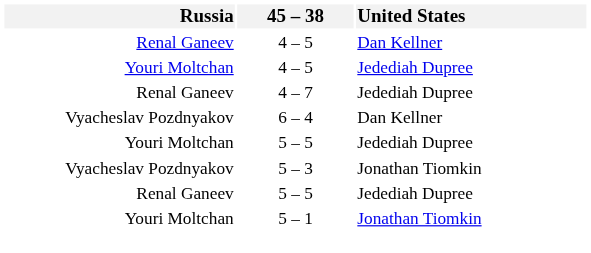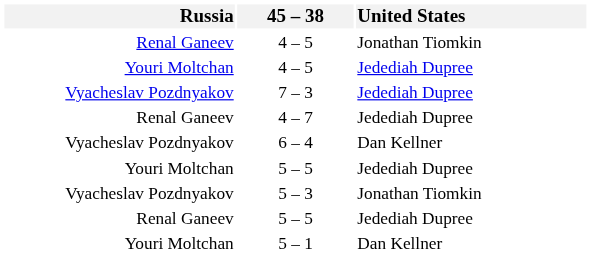(400, 42) Dan Kellner -> (419, 42) Jonathan Tiomkin
+ row: (150, 92)
(419, 218) Jonathan Tiomkin -> (400, 243) Dan Kellner
